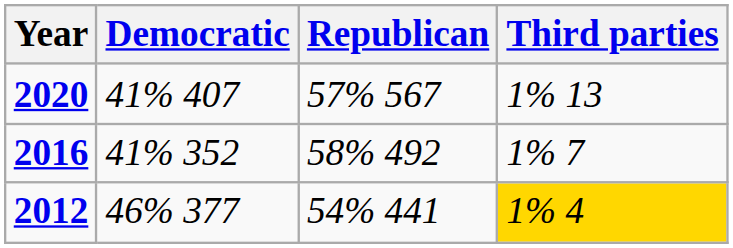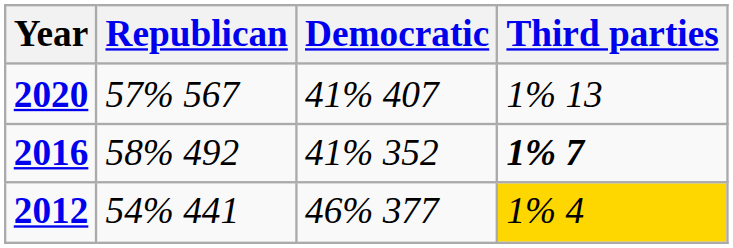columns swapped: (398, 34) <-> (198, 34)
(545, 152) normal -> (545, 152) bold
